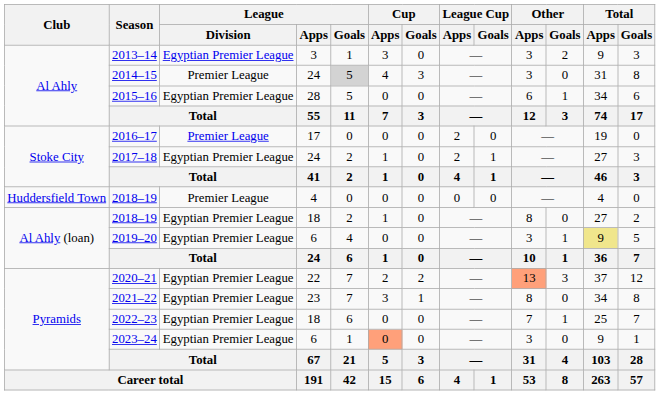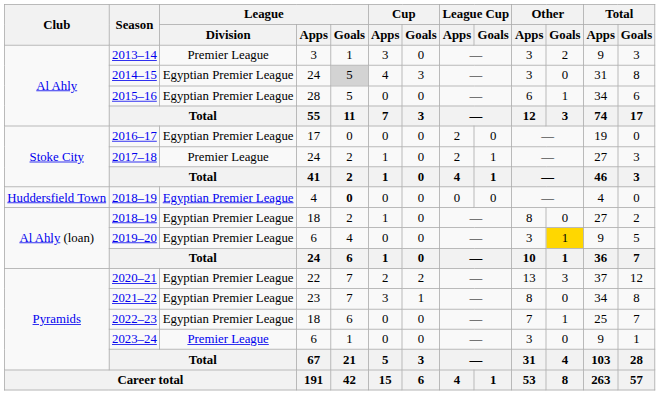(228, 55) Egyptian Premier League -> (228, 55) Premier League
(228, 75) Premier League -> (228, 75) Egyptian Premier League
(228, 136) Premier League -> (228, 136) Egyptian Premier League
(228, 156) Egyptian Premier League -> (228, 156) Premier League
(228, 197) Premier League -> (228, 197) Egyptian Premier League
(349, 197) normal -> (349, 197) bold
(565, 237) no background -> (565, 237) gold background
(601, 237) khaki background -> (601, 237) no background
(529, 278) lightsalmon background -> (529, 278) no background
(228, 339) Egyptian Premier League -> (228, 339) Premier League
(385, 339) lightsalmon background -> (385, 339) no background
